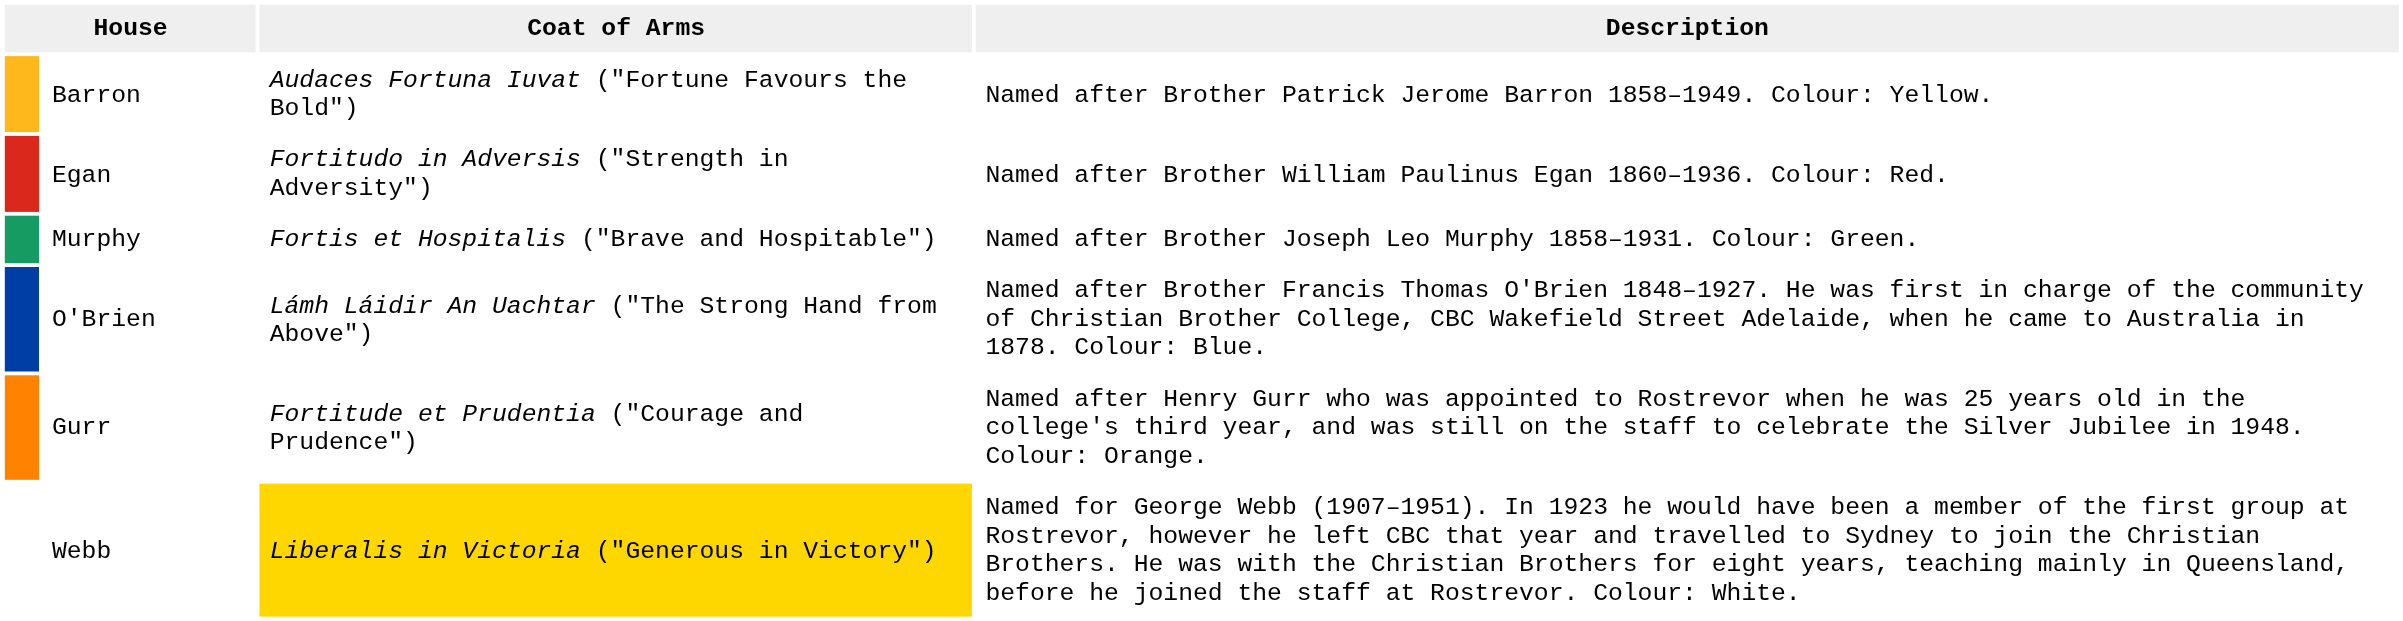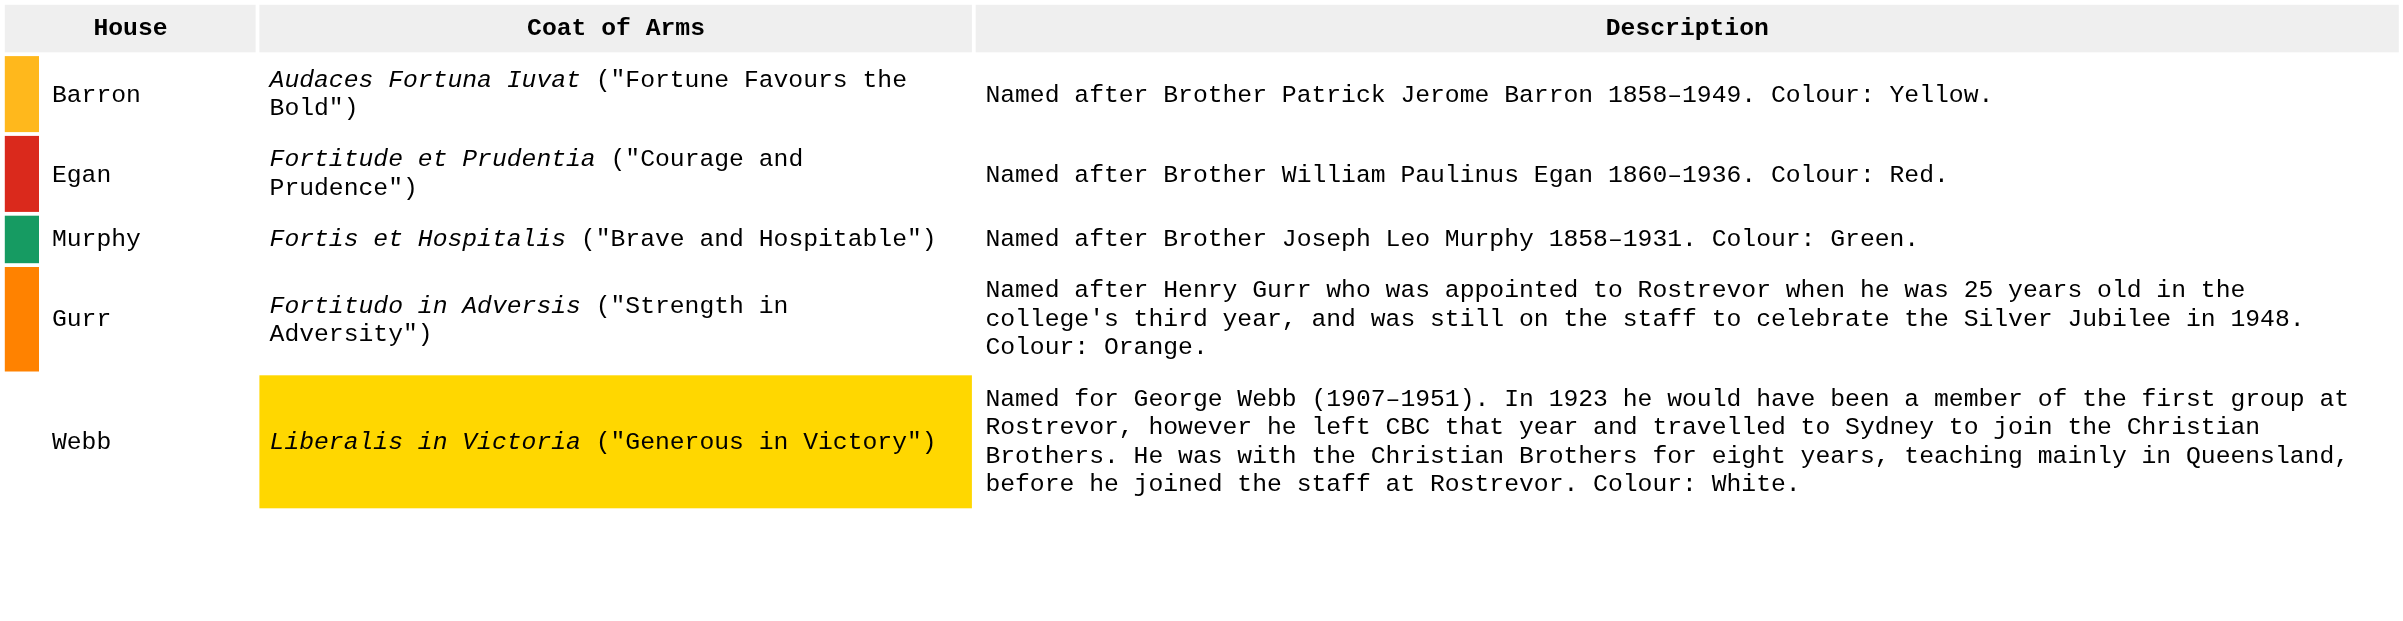(529, 174) Fortitudo in Adversis ("Strength in Adversity") -> (536, 174) Fortitude et Prudentia ("Courage and Prudence")
- row: (104, 319)
(536, 428) Fortitude et Prudentia ("Courage and Prudence") -> (529, 319) Fortitudo in Adversis ("Strength in Adversity")
